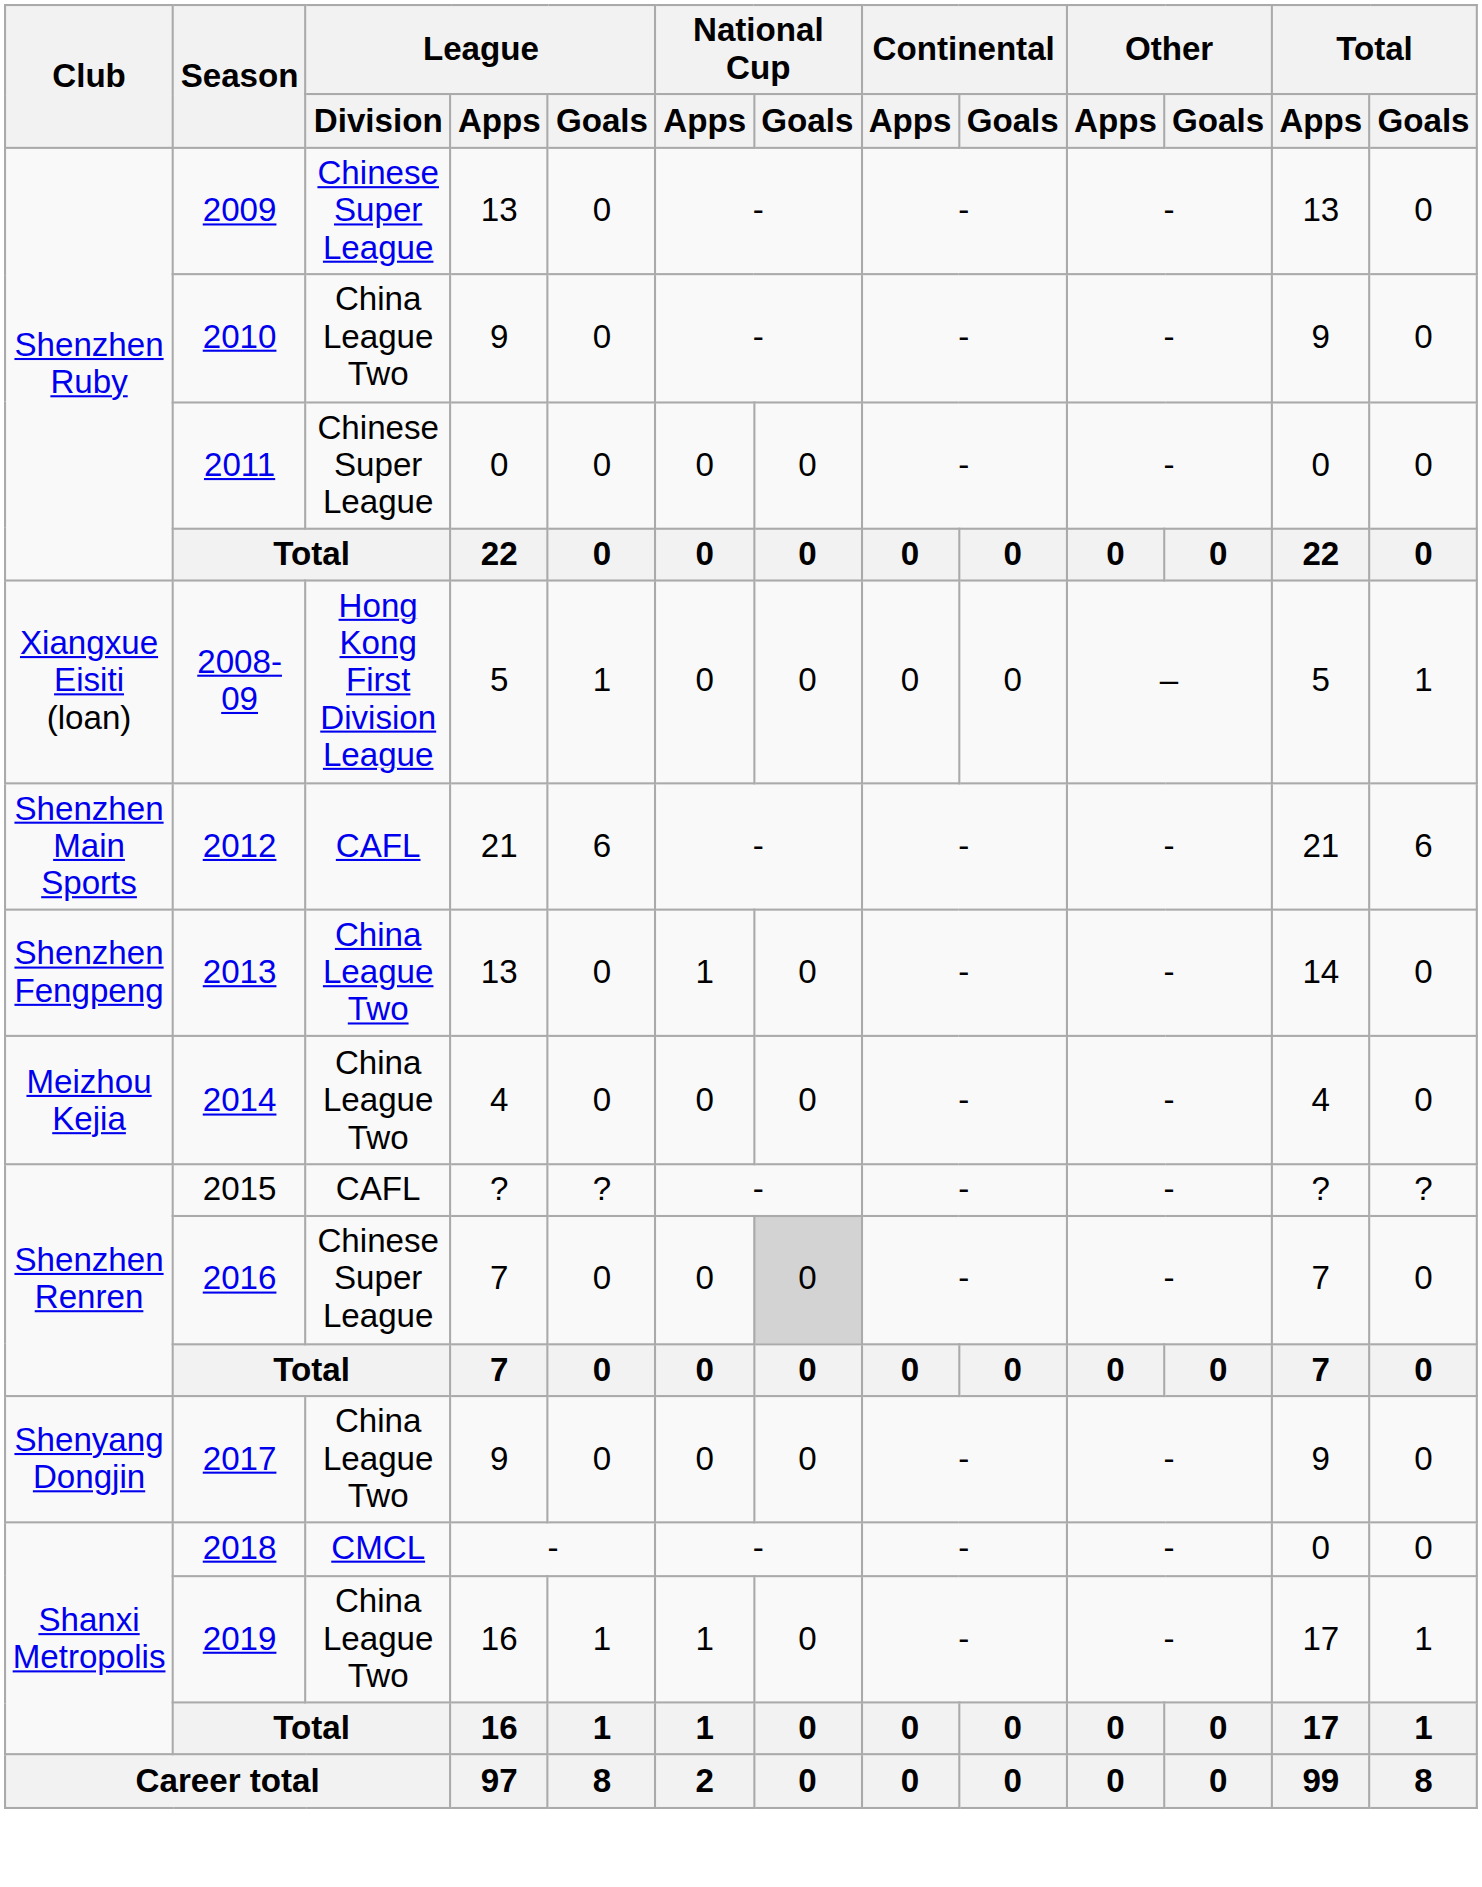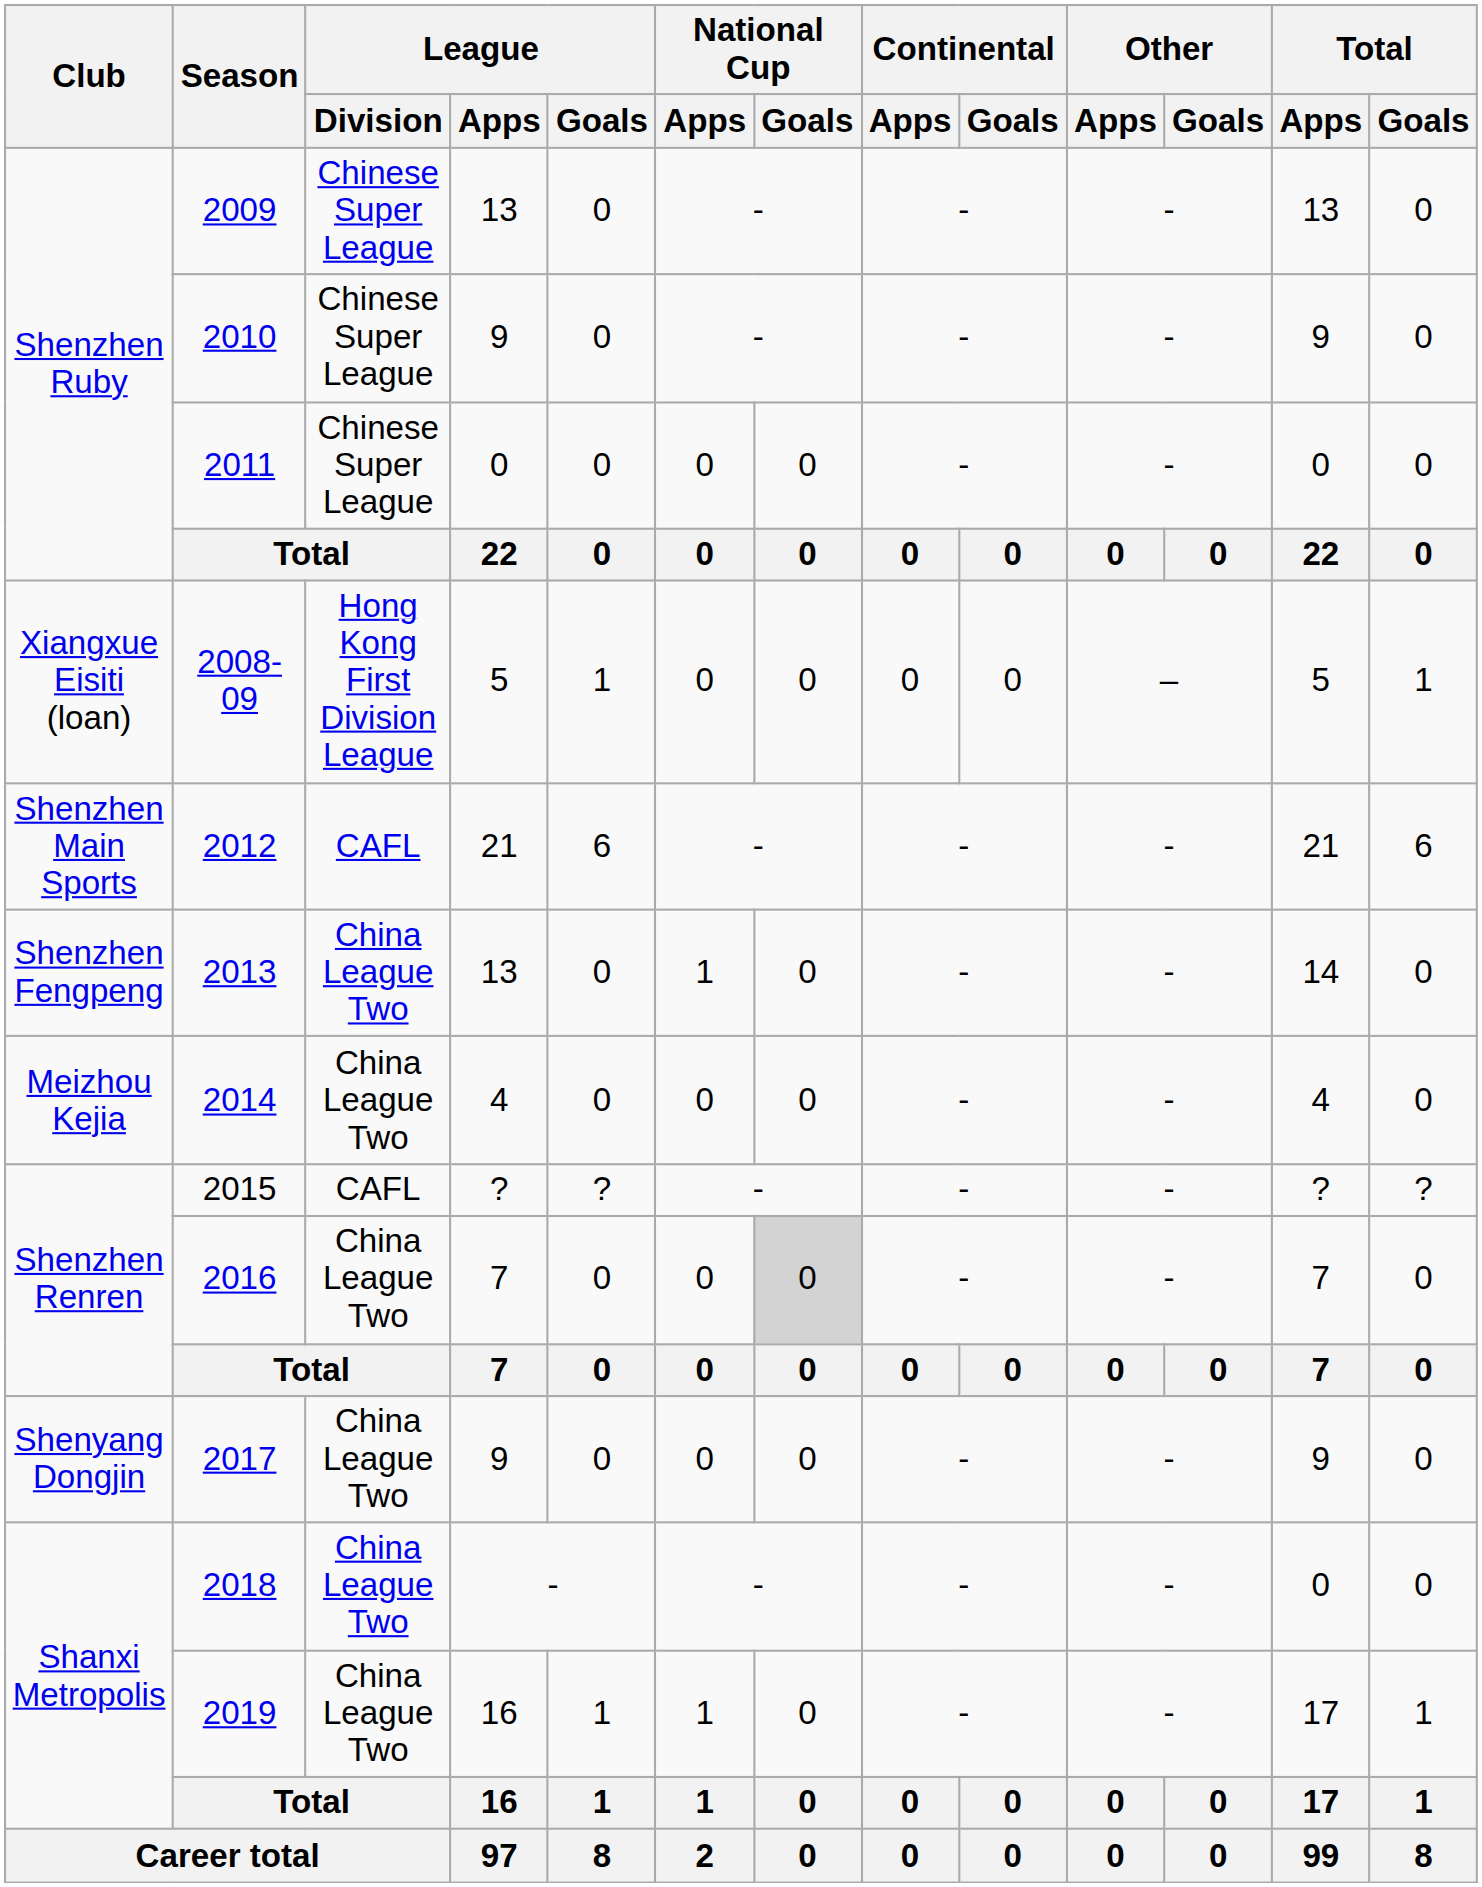(378, 337) China League Two -> (378, 337) Chinese Super League
(378, 1279) Chinese Super League -> (378, 1279) China League Two
(378, 1548) CMCL -> (378, 1585) China League Two
